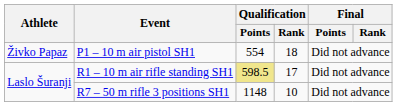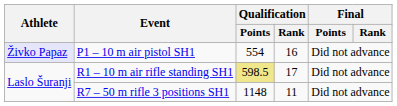(37, 53) no background -> (37, 53) lavender background
(291, 53) 18 -> (291, 53) 16
(291, 92) 10 -> (291, 92) 11
